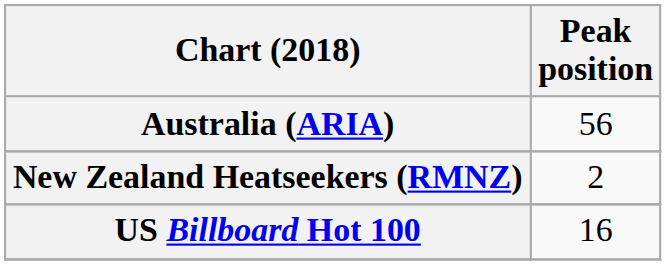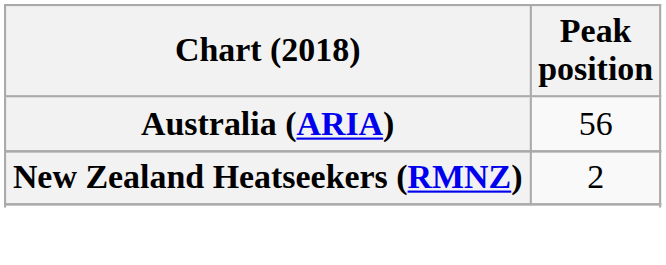- row: (268, 230)
